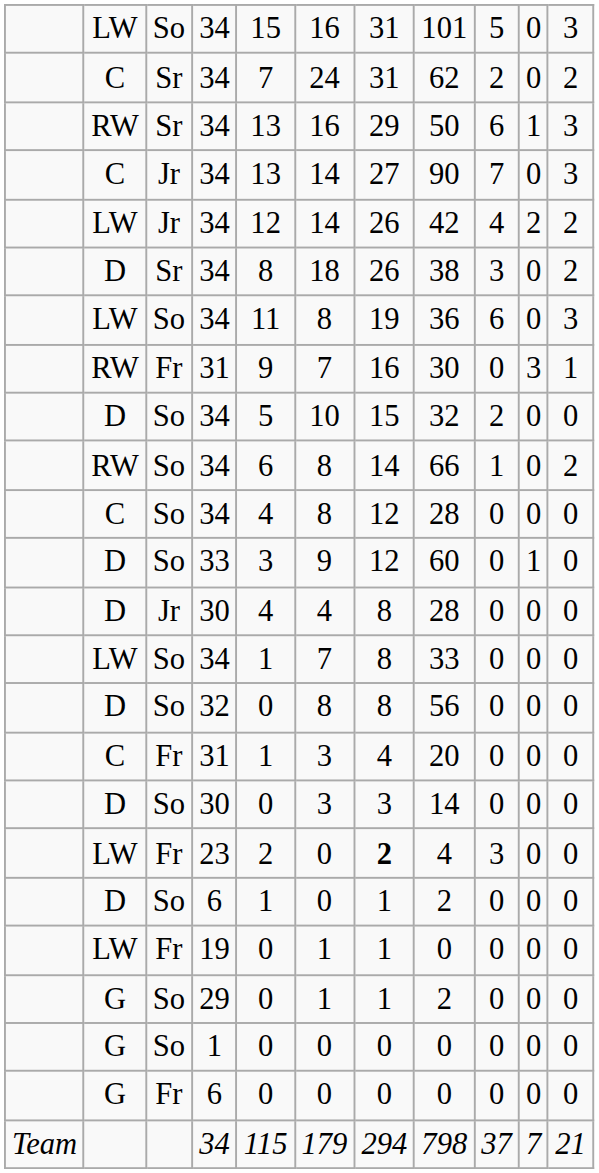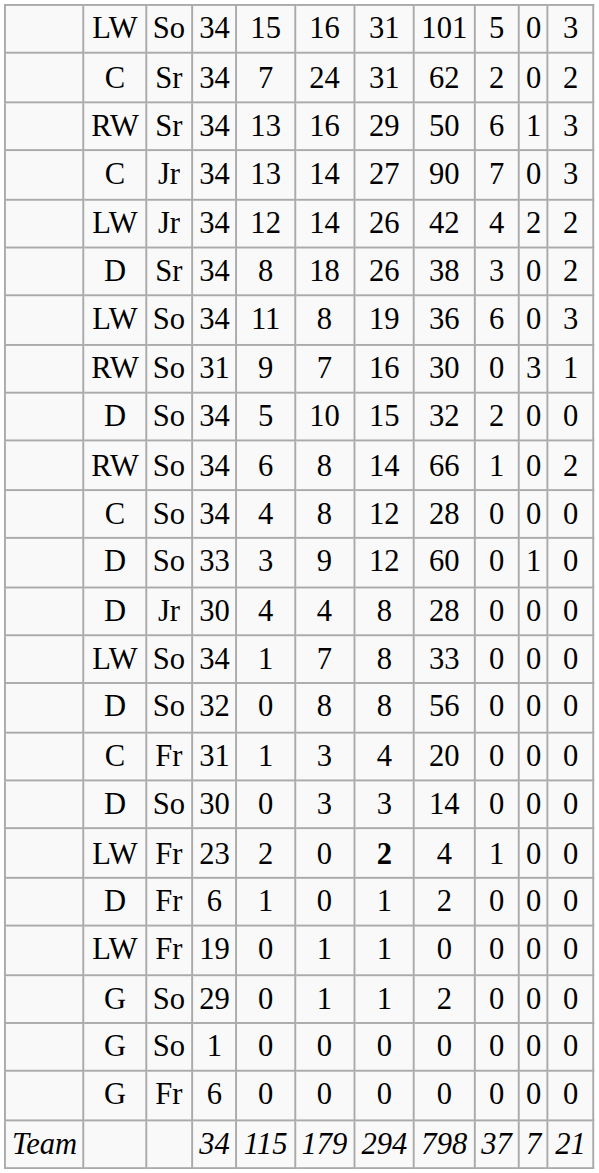(169, 367) Fr -> (169, 367) So
(497, 852) 3 -> (497, 852) 1
(169, 901) So -> (169, 901) Fr
